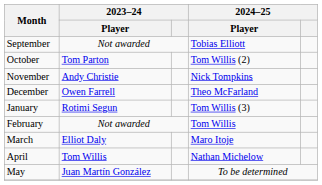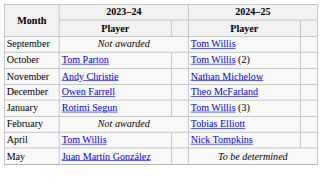(218, 44) Tobias Elliott -> (213, 44) Tom Willis
(222, 76) Nick Tompkins -> (227, 76) Nathan Michelow
(213, 124) Tom Willis -> (218, 124) Tobias Elliott
- row: (20, 140)
(227, 156) Nathan Michelow -> (222, 140) Nick Tompkins
